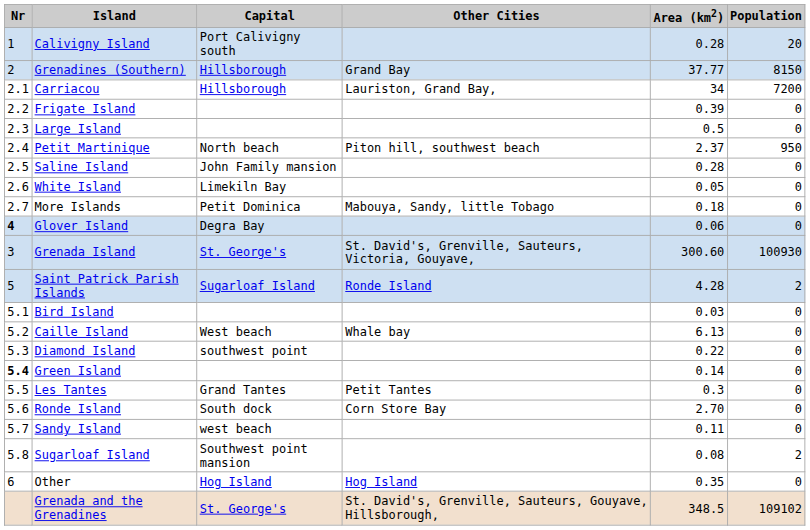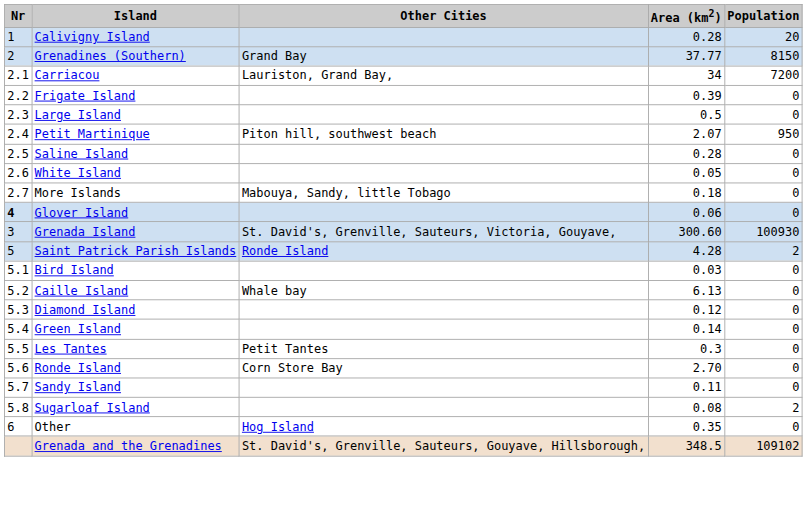- column: (270, 16)
(710, 148) 2.37 -> (707, 134) 2.07
(710, 351) 0.22 -> (707, 310) 0.12
(18, 371) bold -> (18, 329) normal
